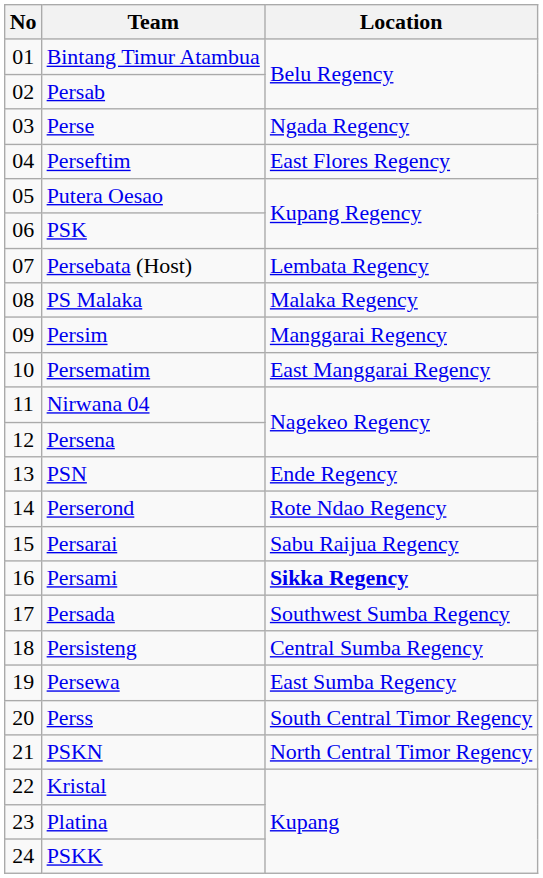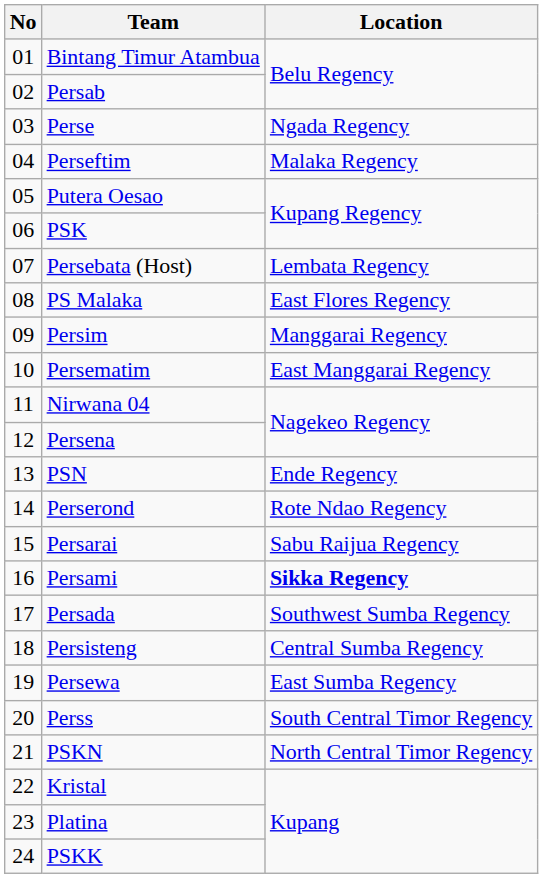(360, 160) East Flores Regency -> (344, 160) Malaka Regency
(344, 299) Malaka Regency -> (360, 299) East Flores Regency
